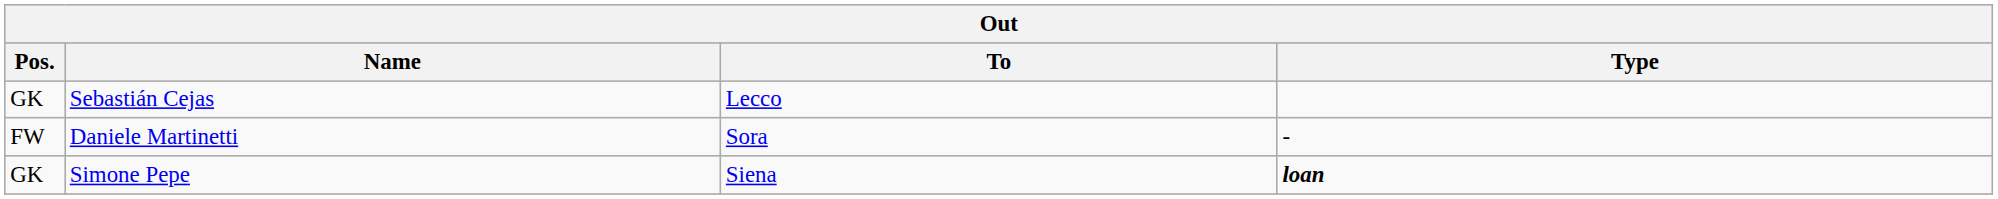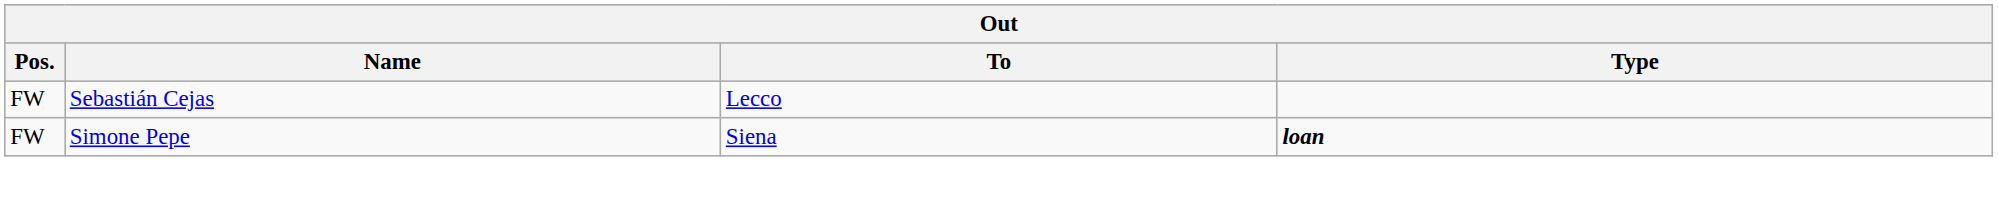(27, 99) GK -> (27, 99) FW
- row: (154, 137)
(27, 174) GK -> (27, 137) FW
